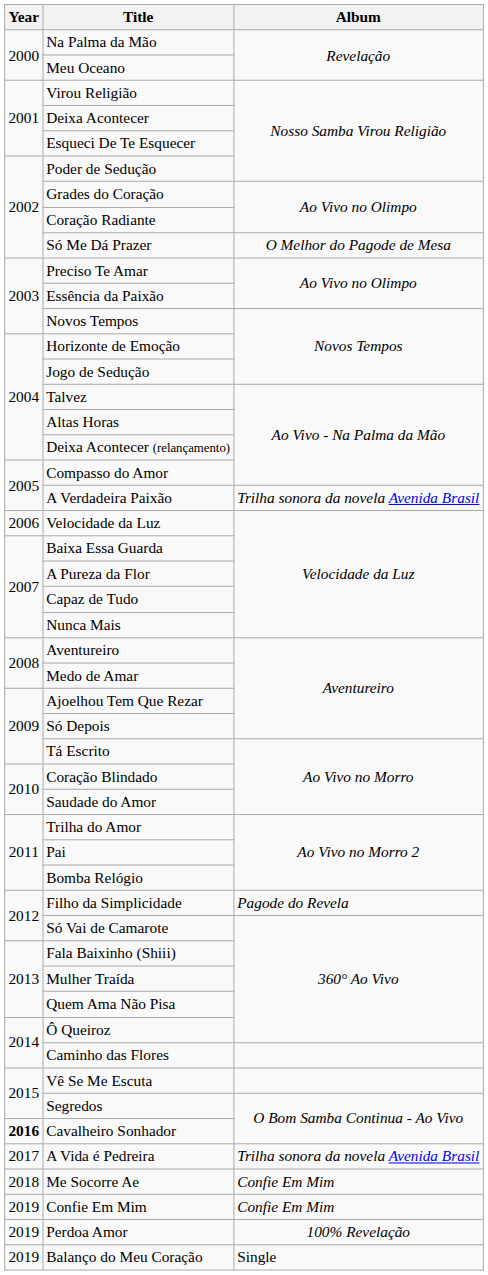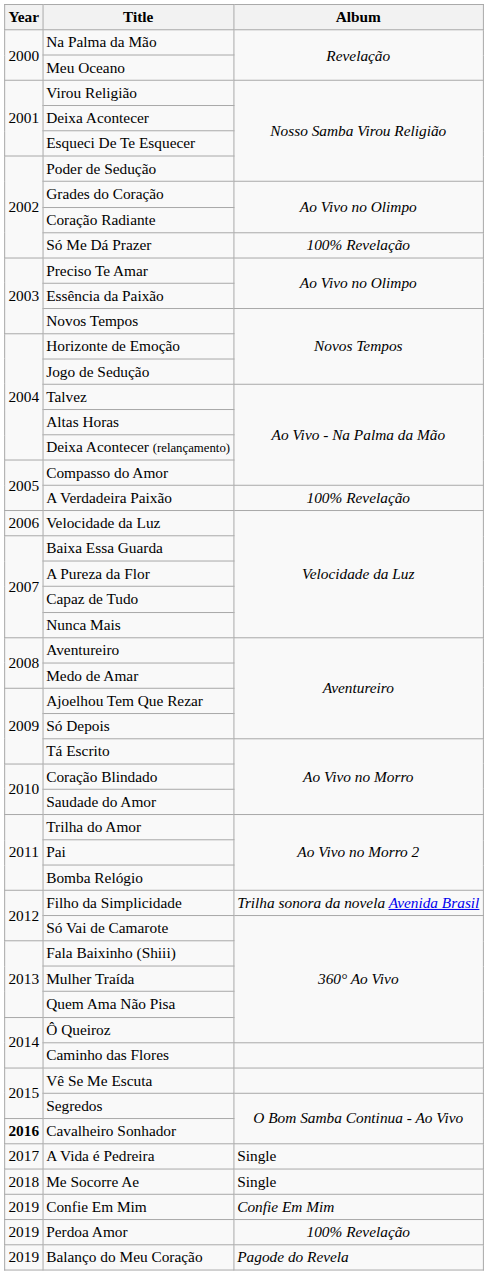(358, 244) O Melhor do Pagode de Mesa -> (358, 244) 100% Revelação
(358, 498) Trilha sonora da novela Avenida Brasil -> (358, 498) 100% Revelação
(293, 903) Pagode do Revela -> (358, 903) Trilha sonora da novela Avenida Brasil
(358, 1156) Trilha sonora da novela Avenida Brasil -> (257, 1156) Single
(286, 1181) Confie Em Mim -> (257, 1181) Single
(257, 1257) Single -> (293, 1257) Pagode do Revela
